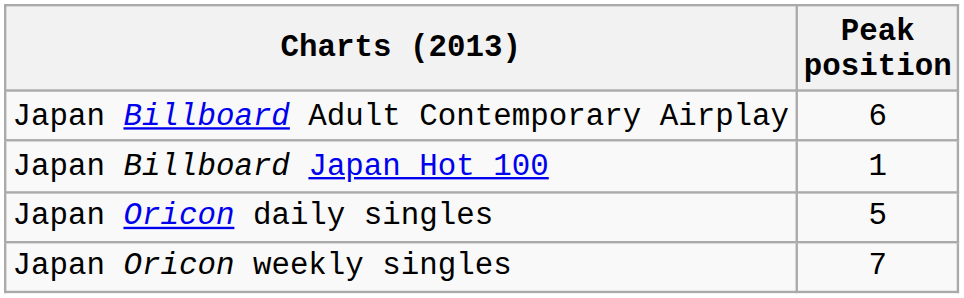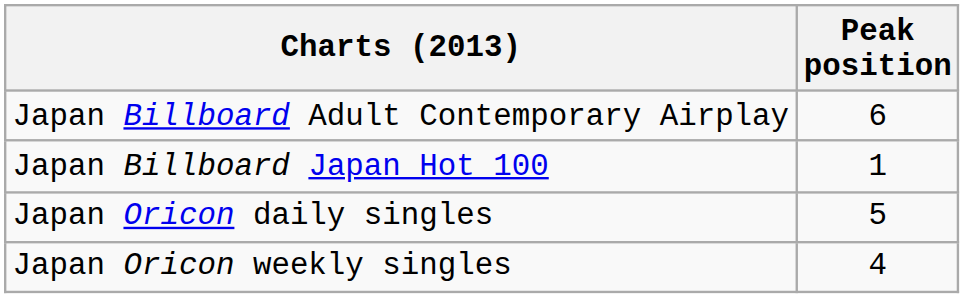(878, 267) 7 -> (878, 267) 4
